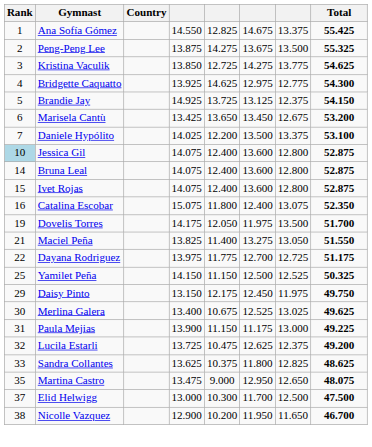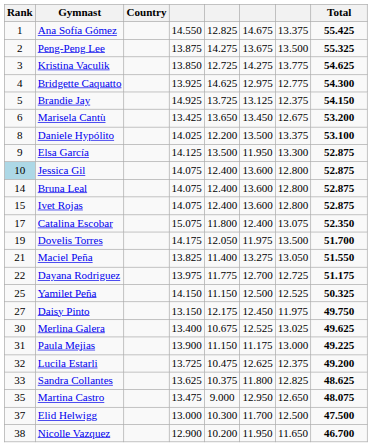(20, 135) 7 -> (20, 135) 8
+ row: (63, 153)
(20, 205) 16 -> (20, 223) 17
(20, 293) 29 -> (20, 310) 27
